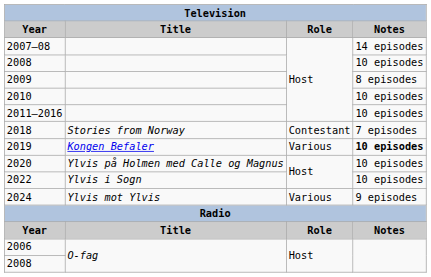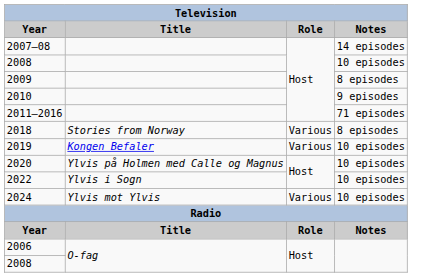(389, 96) 10 episodes -> (368, 96) 9 episodes
(389, 113) 10 episodes -> (371, 113) 71 episodes
(320, 130) Contestant -> (310, 130) Various
(386, 130) 7 episodes -> (368, 130) 8 episodes
(389, 147) bold -> (371, 147) normal
(386, 197) 9 episodes -> (371, 197) 10 episodes
